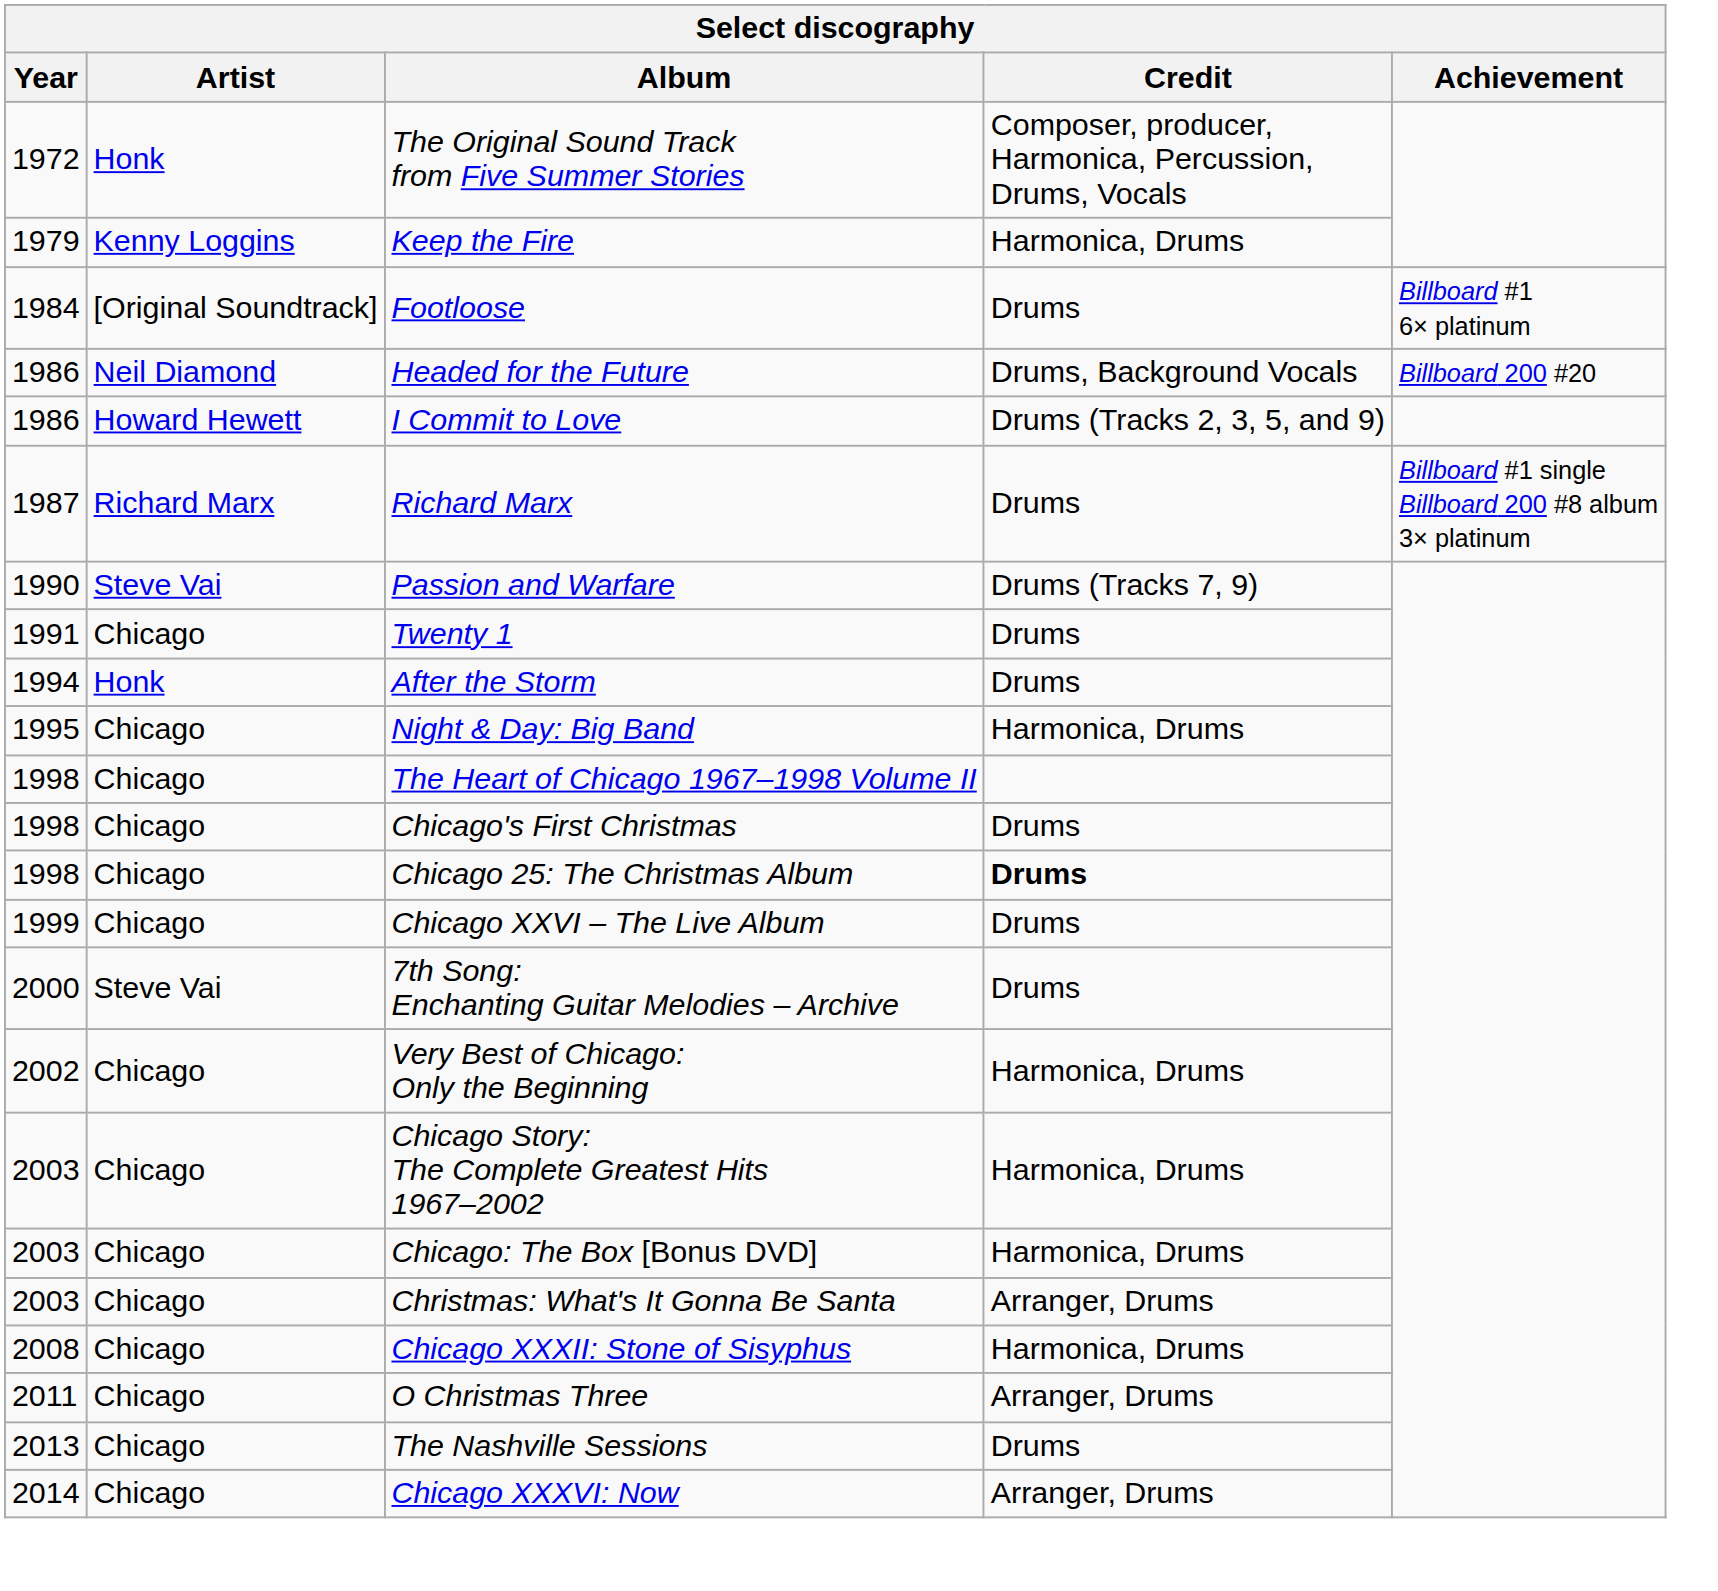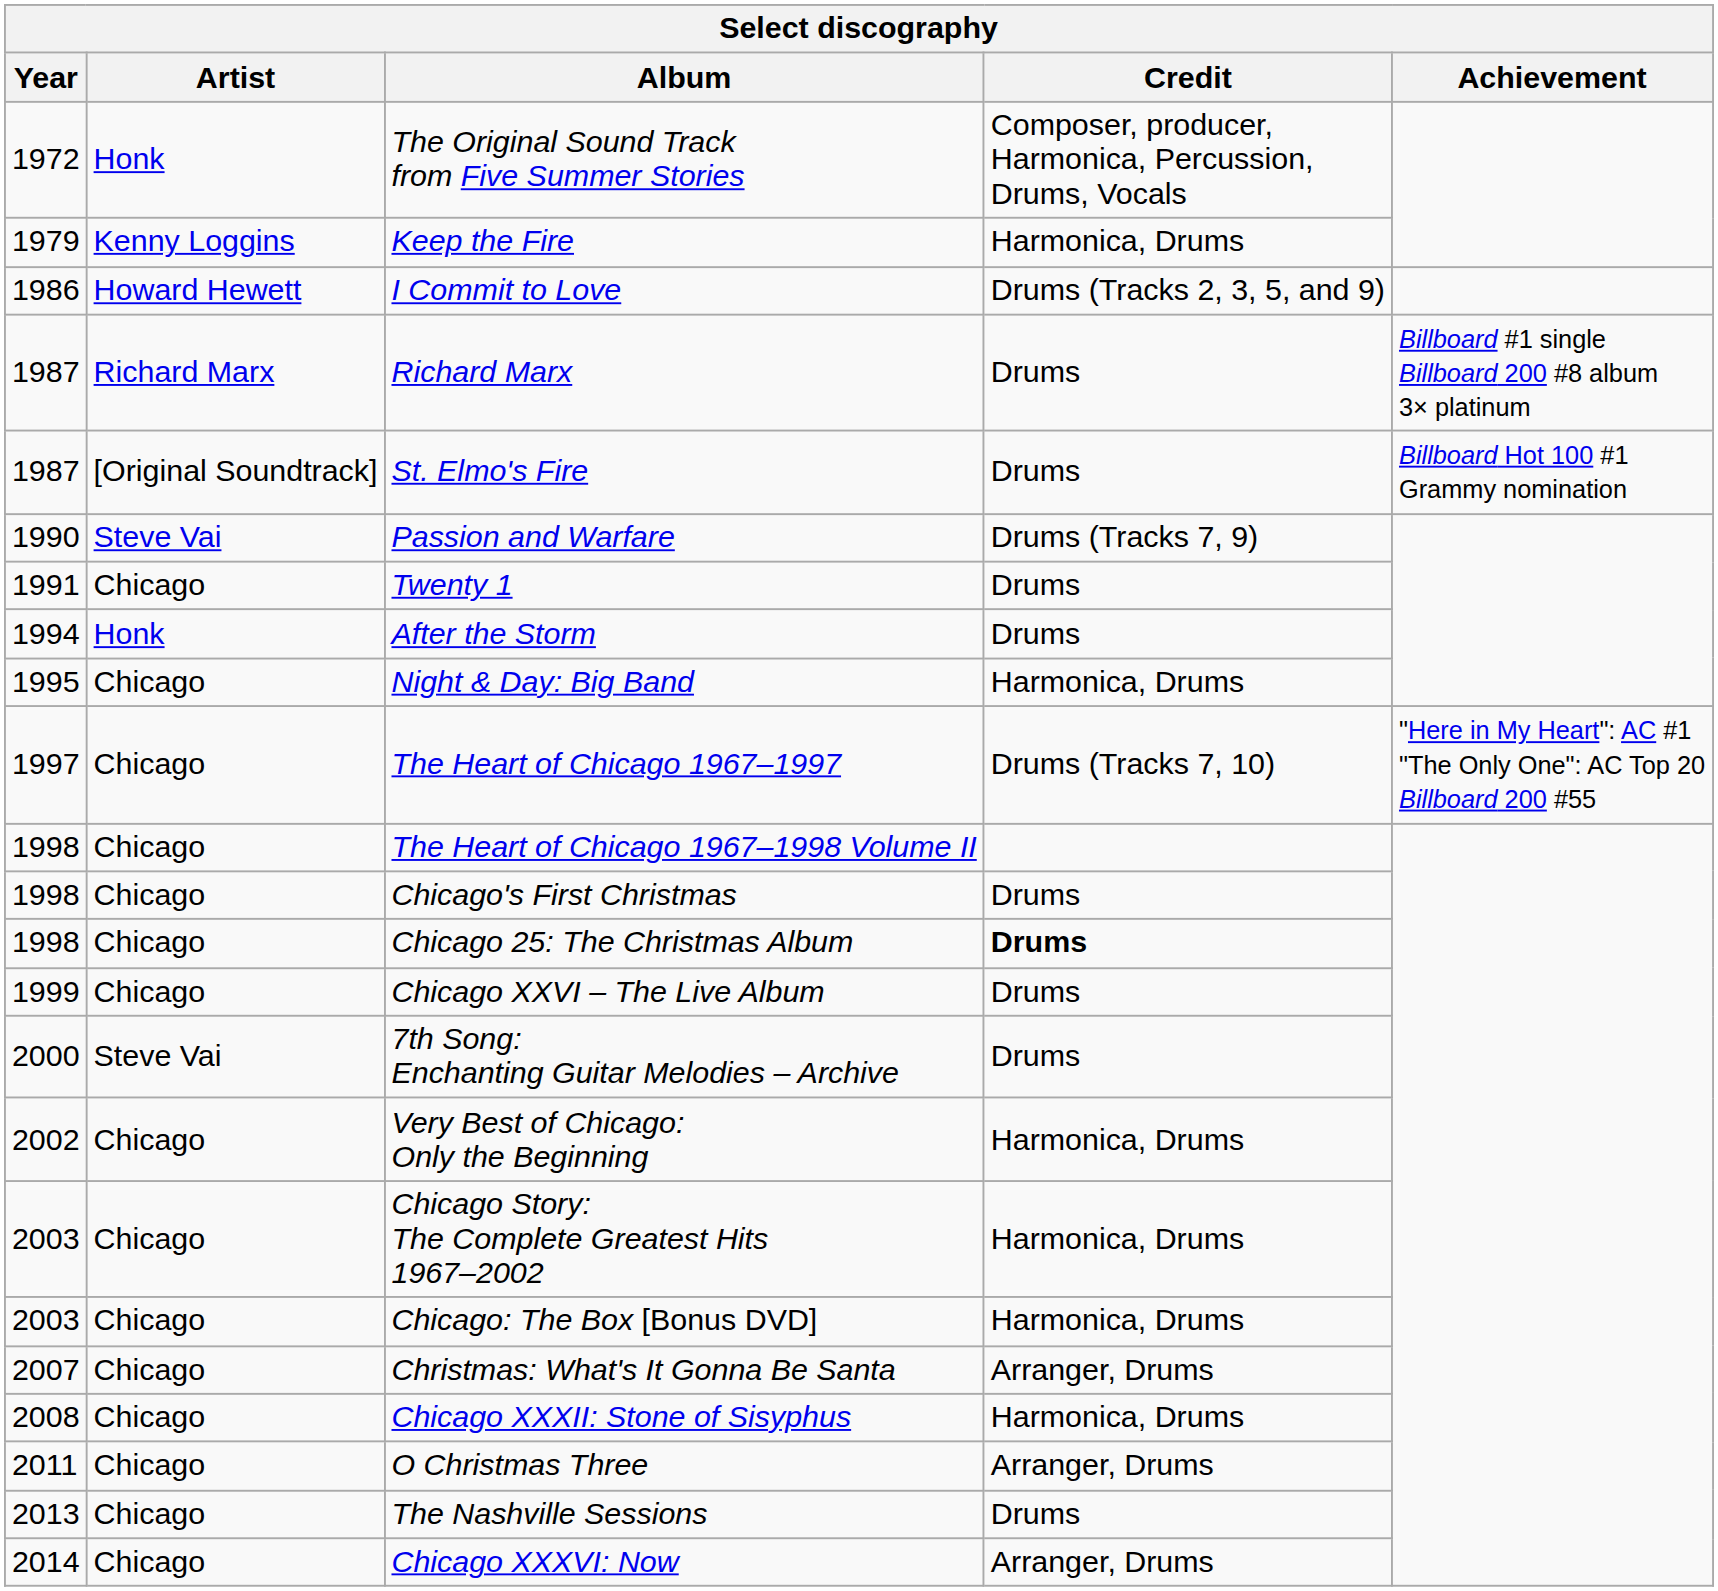- row: (458, 306)
- row: (540, 372)
+ row: (490, 471)
+ row: (616, 764)
(46, 1300) 2003 -> (46, 1369) 2007
